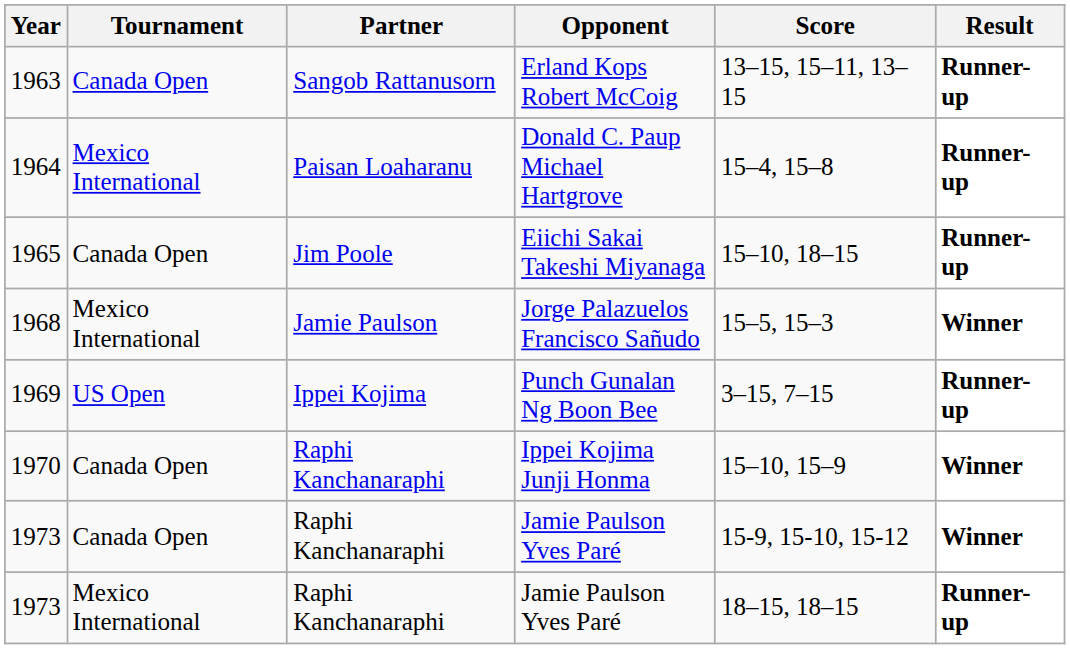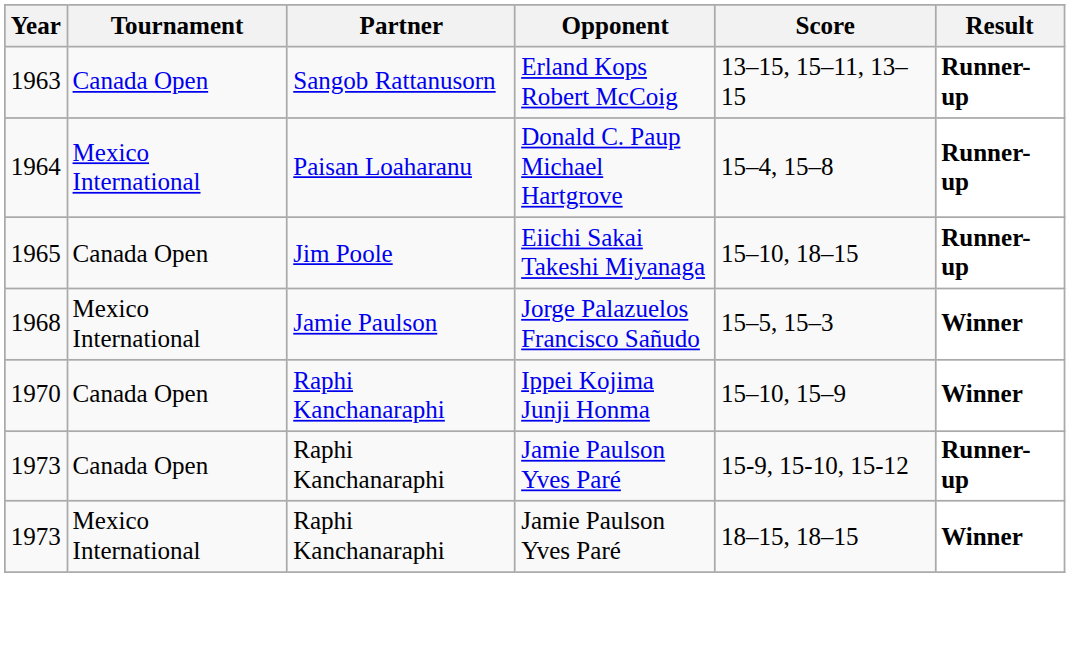- row: (36, 394)
(982, 536) Winner -> (986, 465) Runner-up
(986, 607) Runner-up -> (982, 536) Winner
